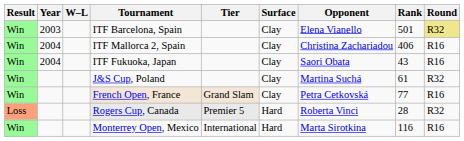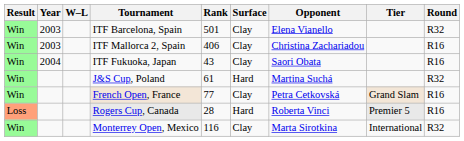columns swapped: (230, 12) <-> (410, 12)
(436, 29) khaki background -> (436, 29) no background
(50, 45) 2004 -> (50, 45) 2003
(271, 78) Clay -> (243, 78) Hard
(436, 111) R32 -> (436, 111) R16
(272, 128) Hard -> (242, 128) Clay
(436, 128) R16 -> (436, 128) R32
